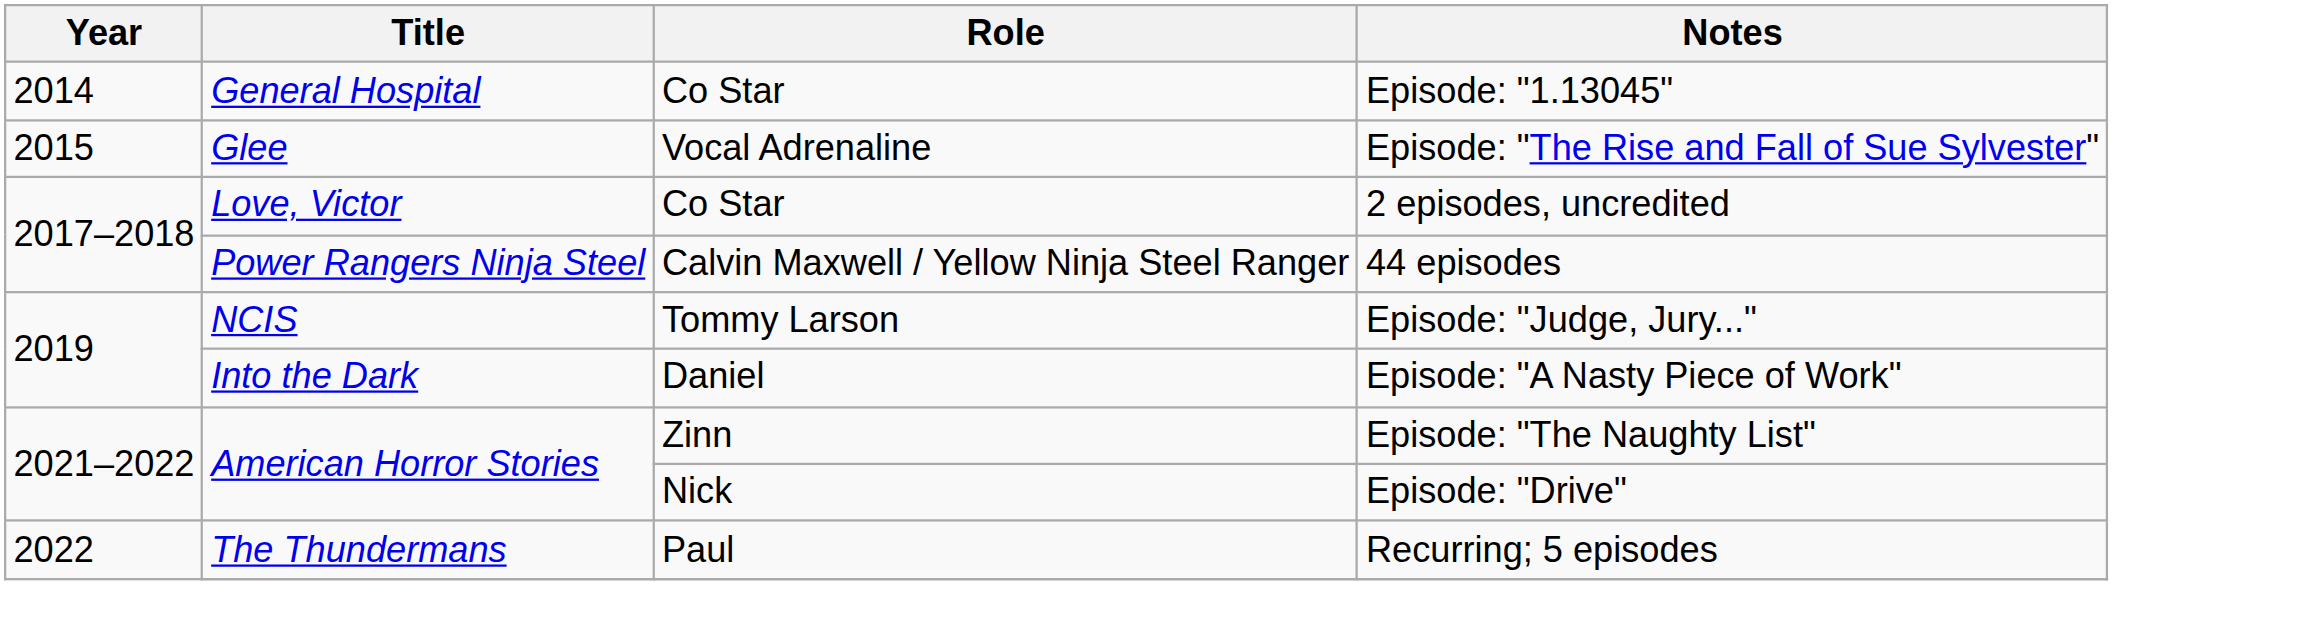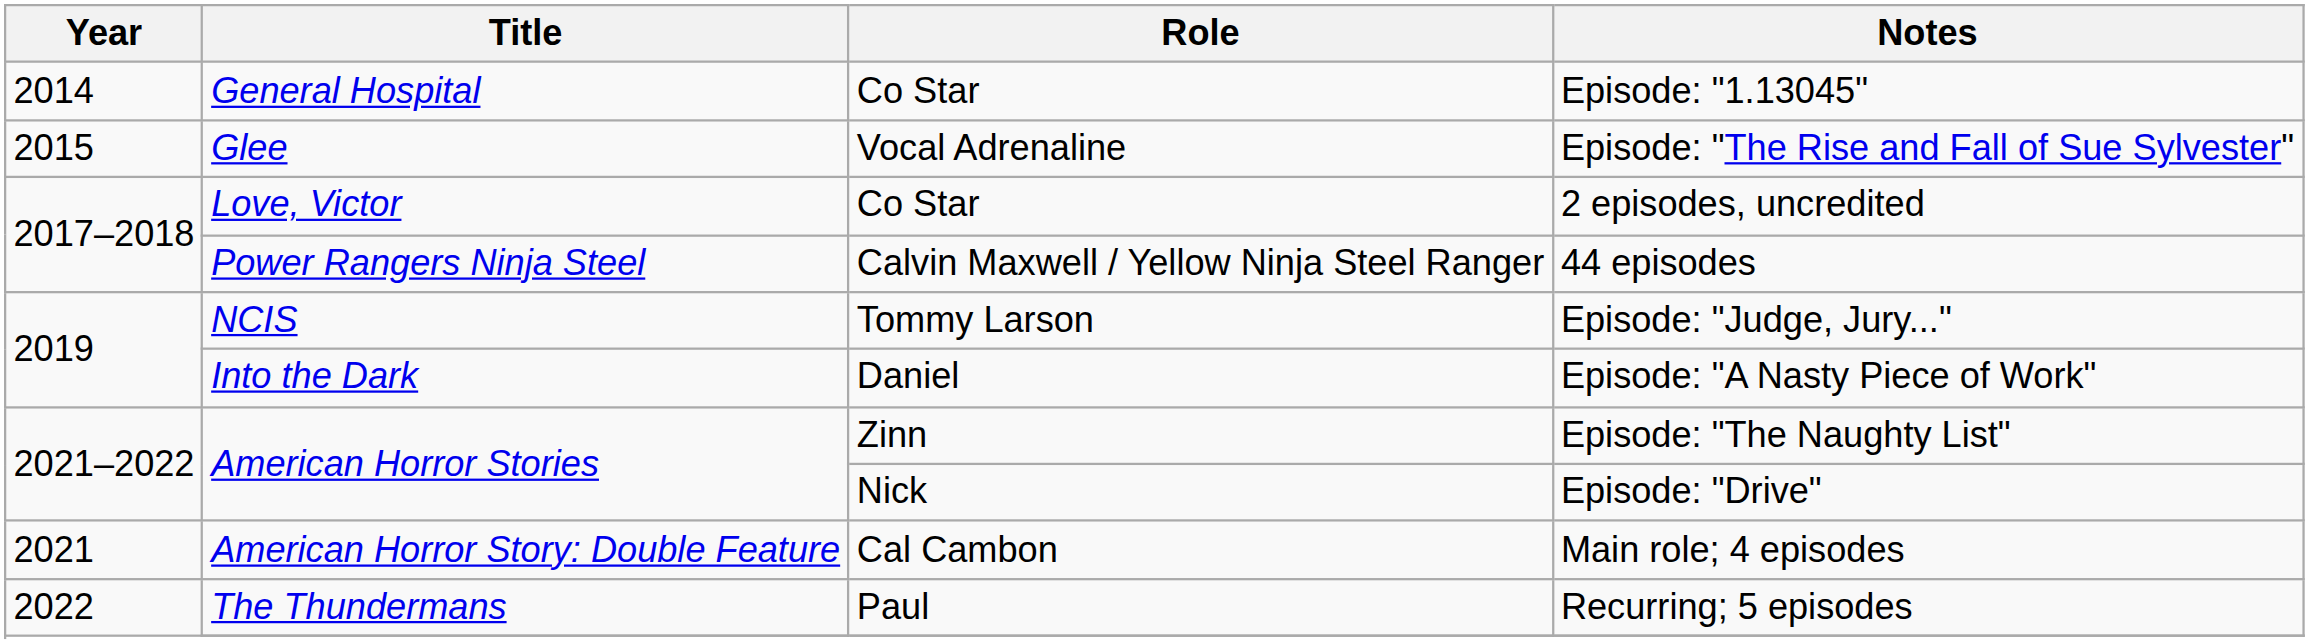+ row: (1733, 549)
